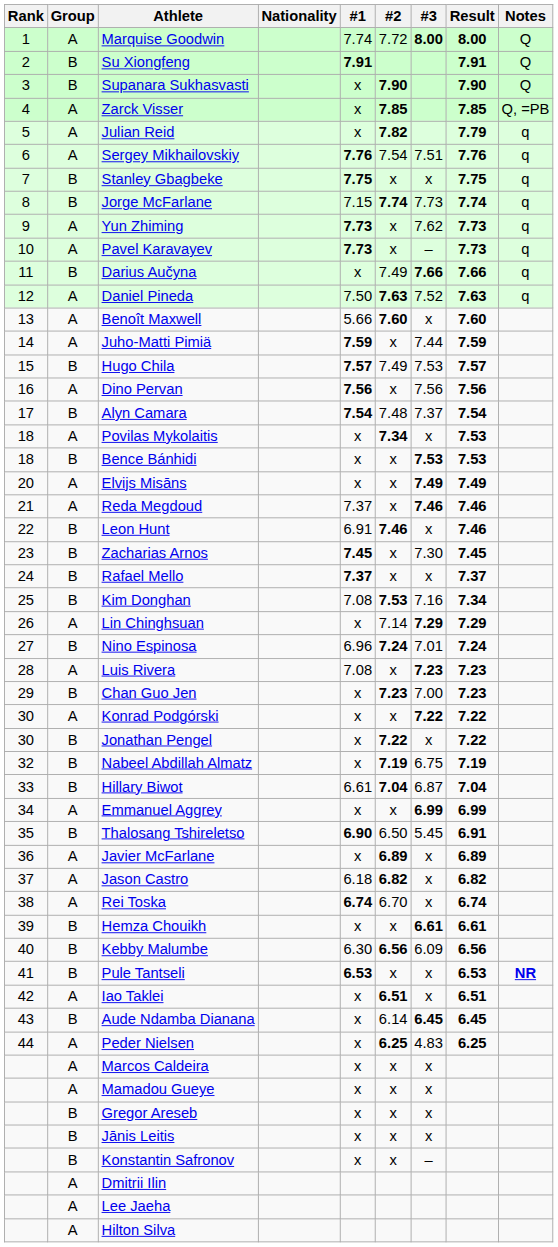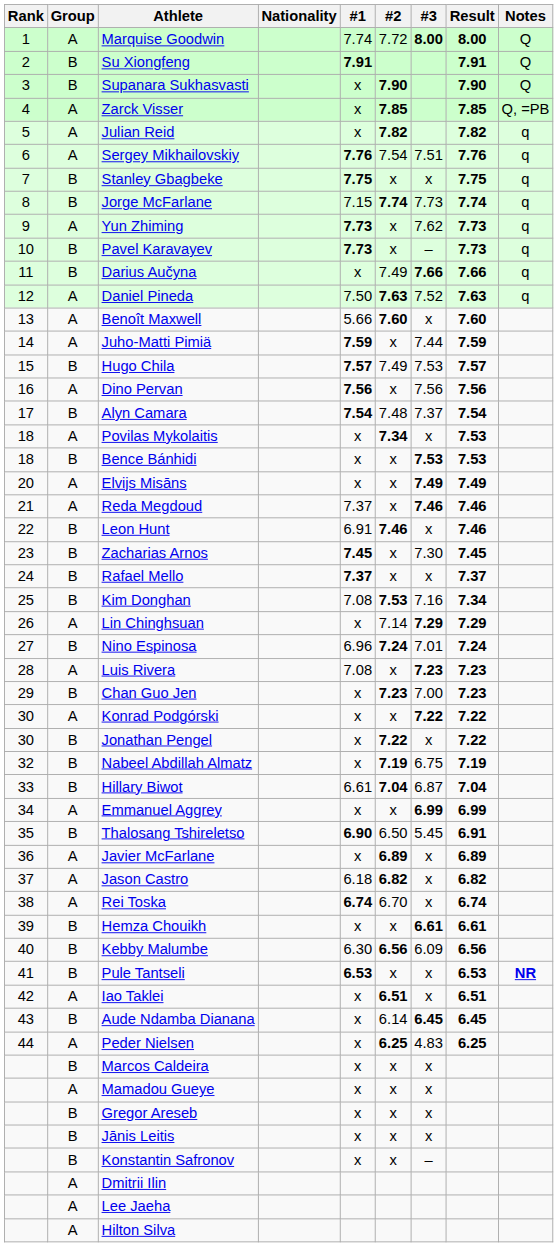(472, 132) 7.79 -> (472, 132) 7.82
(73, 249) A -> (73, 249) B
(73, 1066) A -> (73, 1066) B
